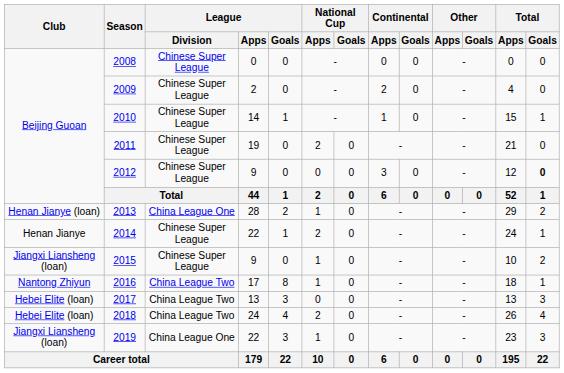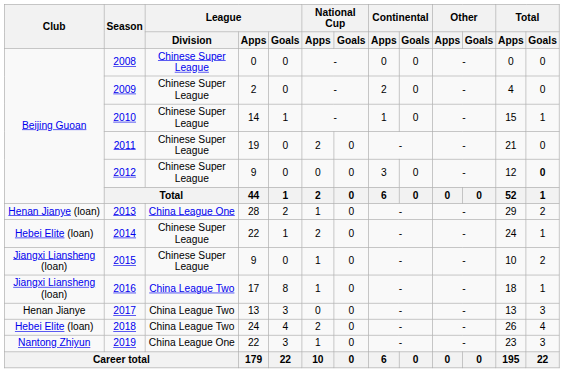(54, 233) Henan Jianye -> (54, 233) Hebei Elite (loan)
(54, 283) Nantong Zhiyun -> (54, 289) Jiangxi Liansheng (loan)
(54, 299) Hebei Elite (loan) -> (54, 311) Henan Jianye
(54, 337) Jiangxi Liansheng (loan) -> (54, 343) Nantong Zhiyun
